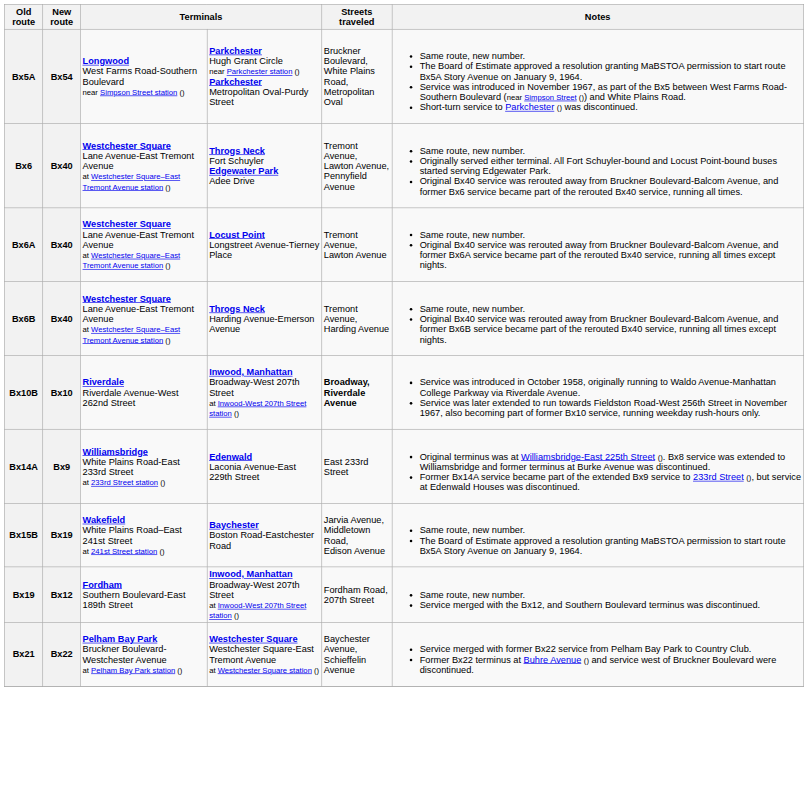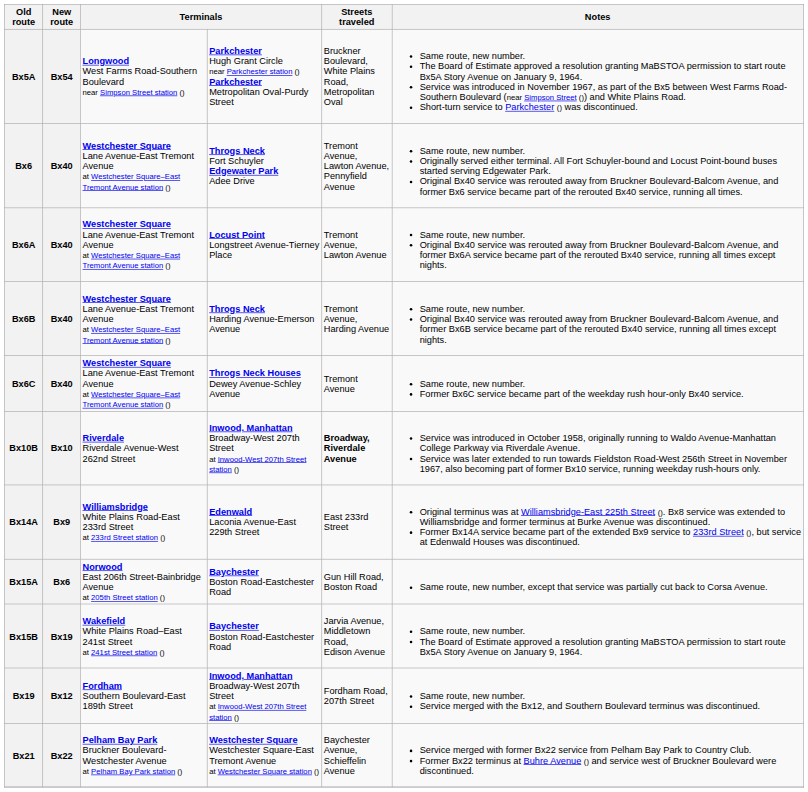+ row: (24, 384)
+ row: (24, 582)
